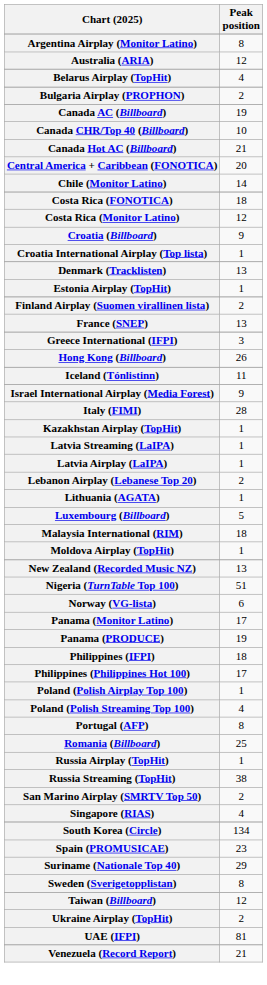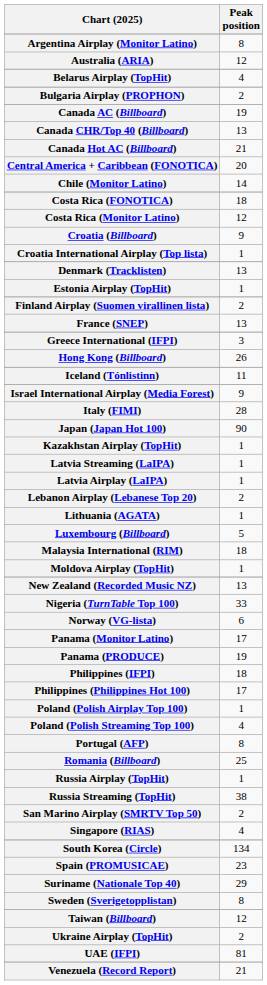(241, 130) 10 -> (241, 130) 13
+ row: (112, 428)
(241, 585) 51 -> (241, 603) 33
